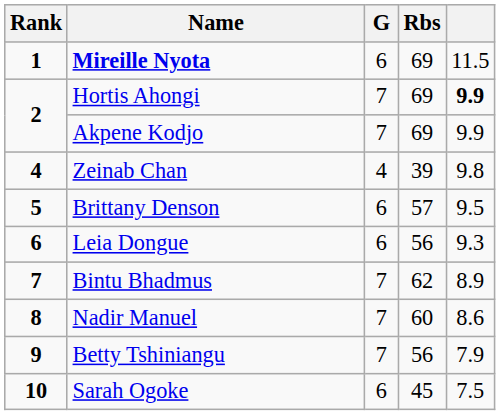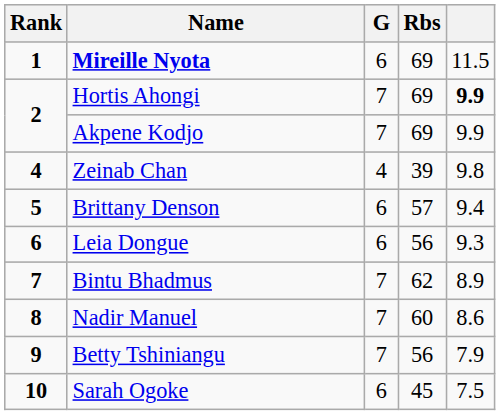(470, 207) 9.5 -> (470, 207) 9.4
